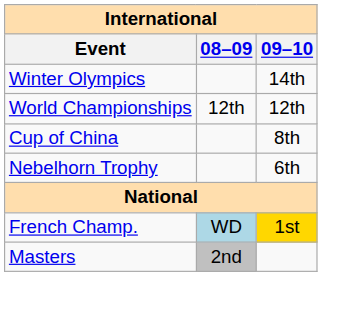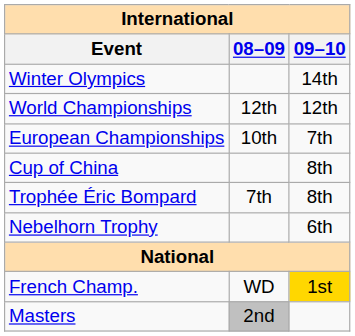+ row: (117, 138)
+ row: (103, 197)
(226, 227) lightblue background -> (259, 286) no background
